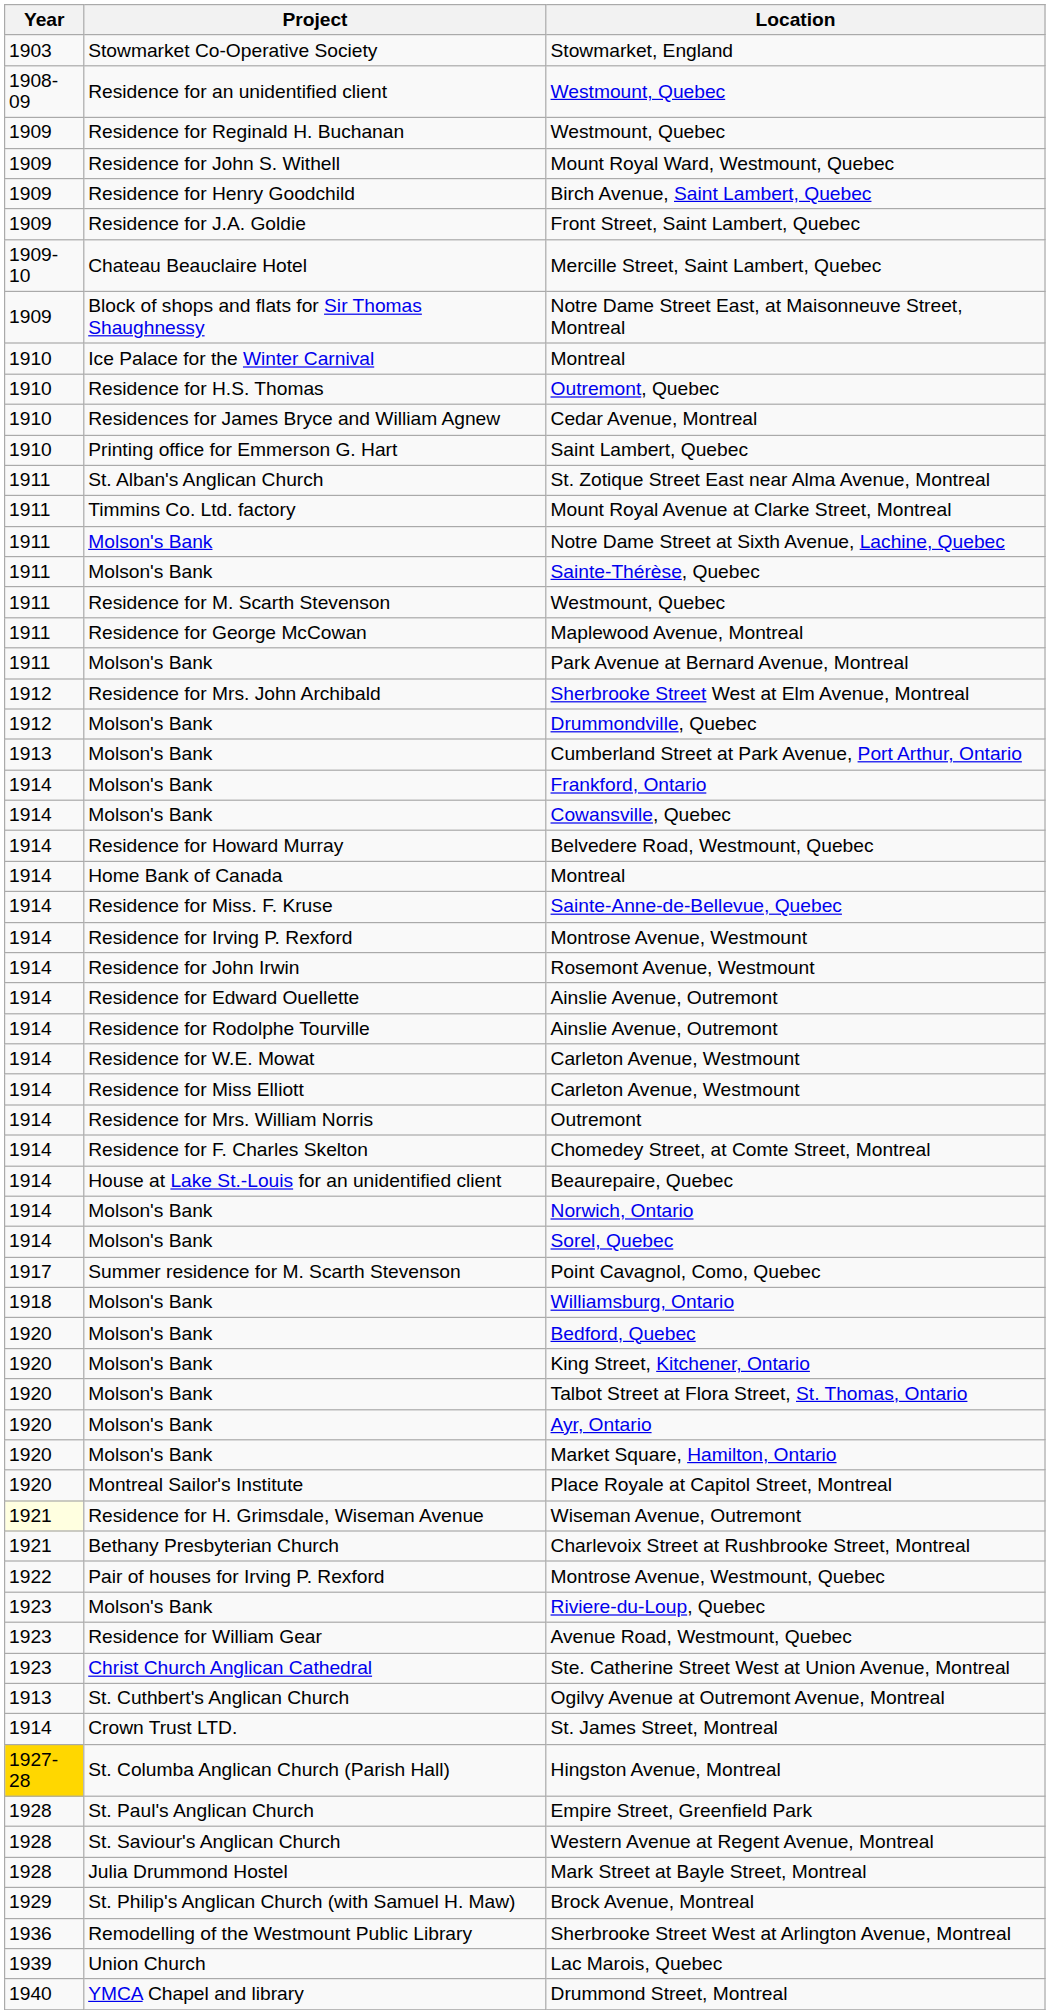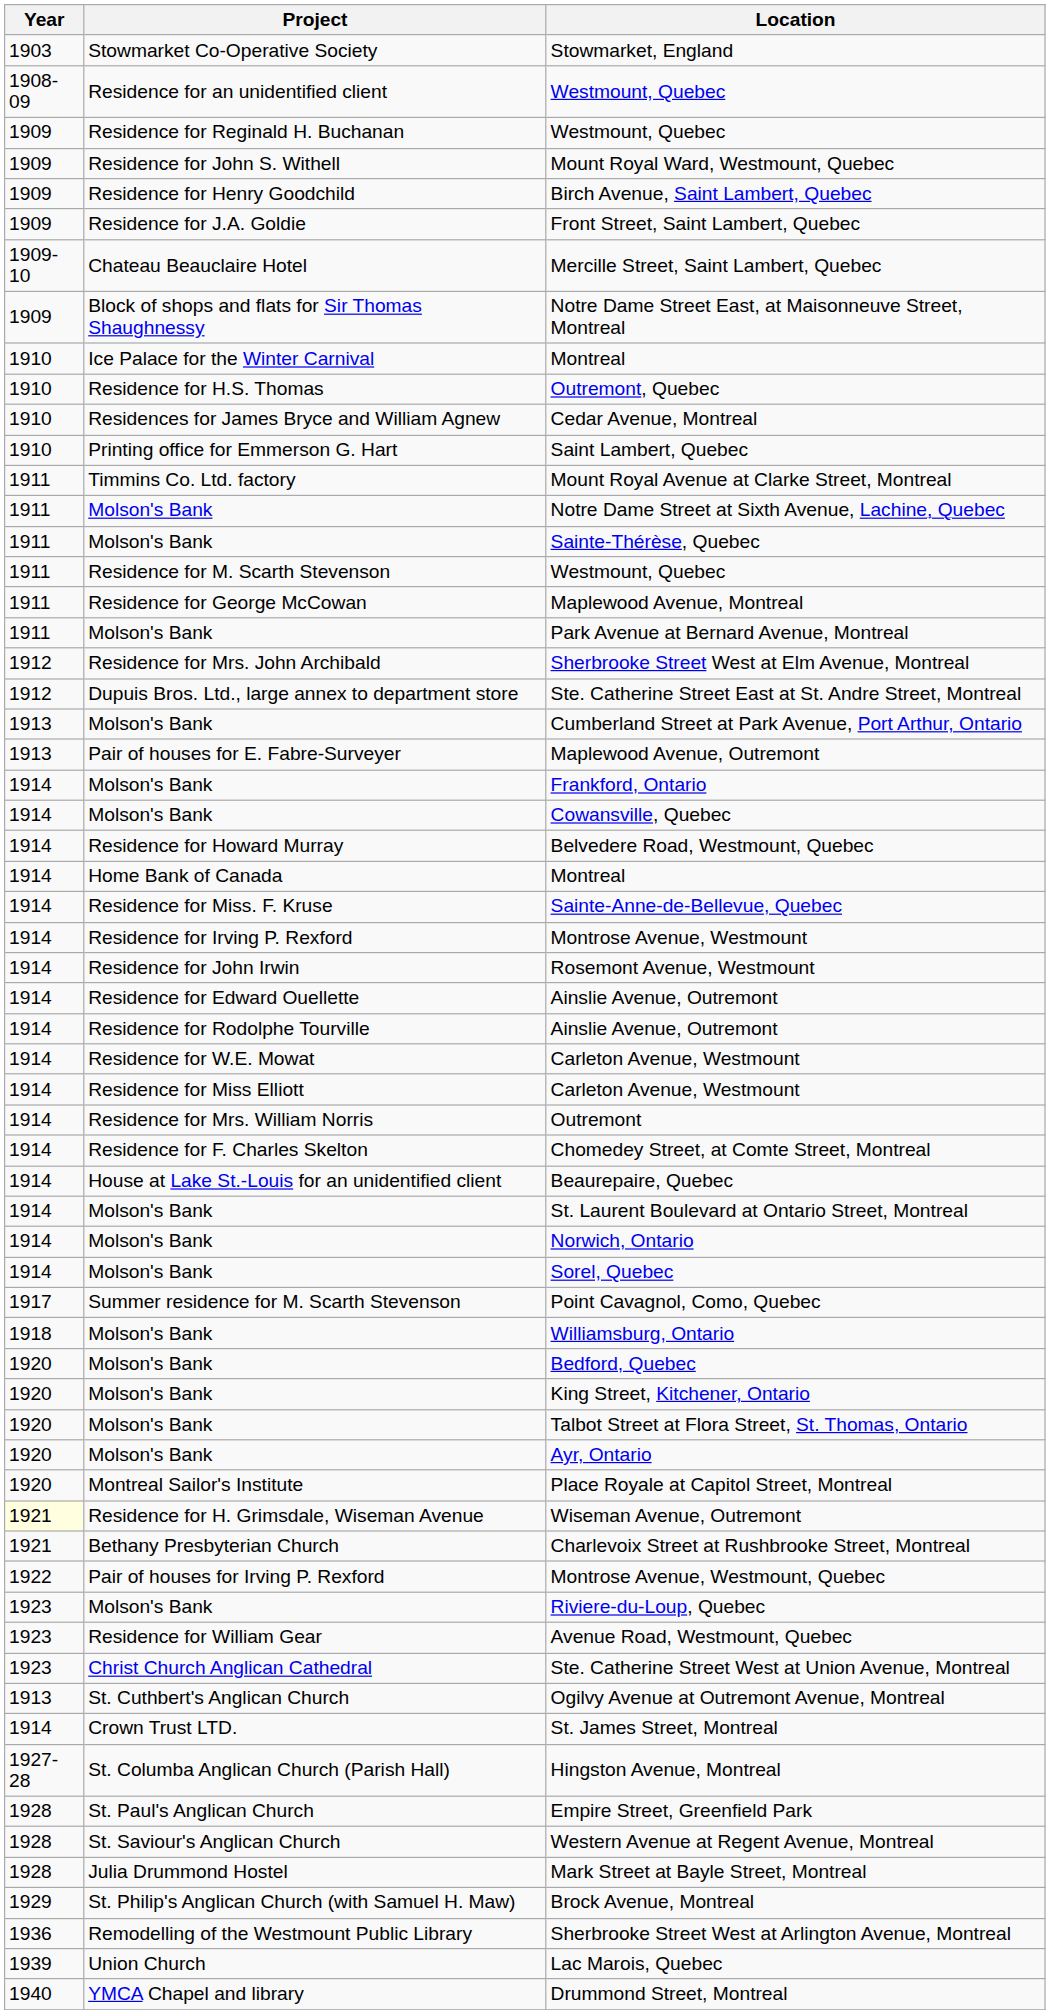- row: (206, 480)
+ row: (303, 693)
- row: (150, 723)
+ row: (245, 754)
+ row: (150, 1211)
- row: (150, 1454)
(34, 1770) gold background -> (34, 1770) no background
